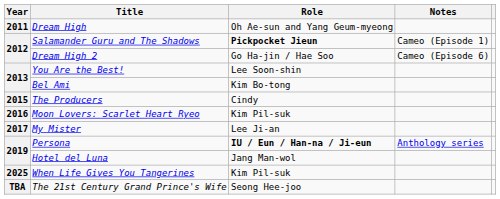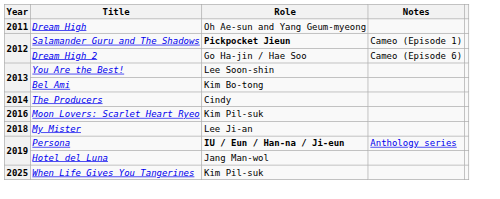(17, 99) 2015 -> (17, 99) 2014
(17, 129) 2017 -> (17, 129) 2018
- row: (130, 187)
